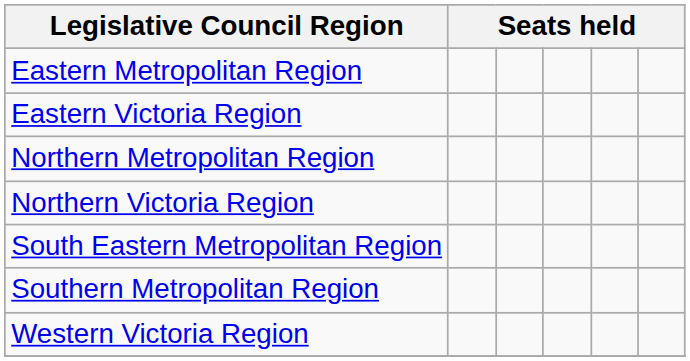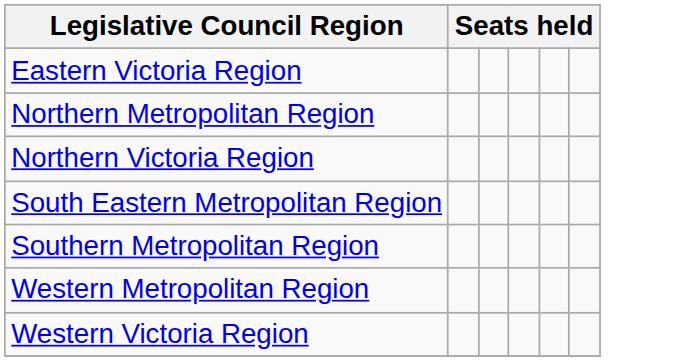- row: (187, 70)
+ row: (190, 289)
